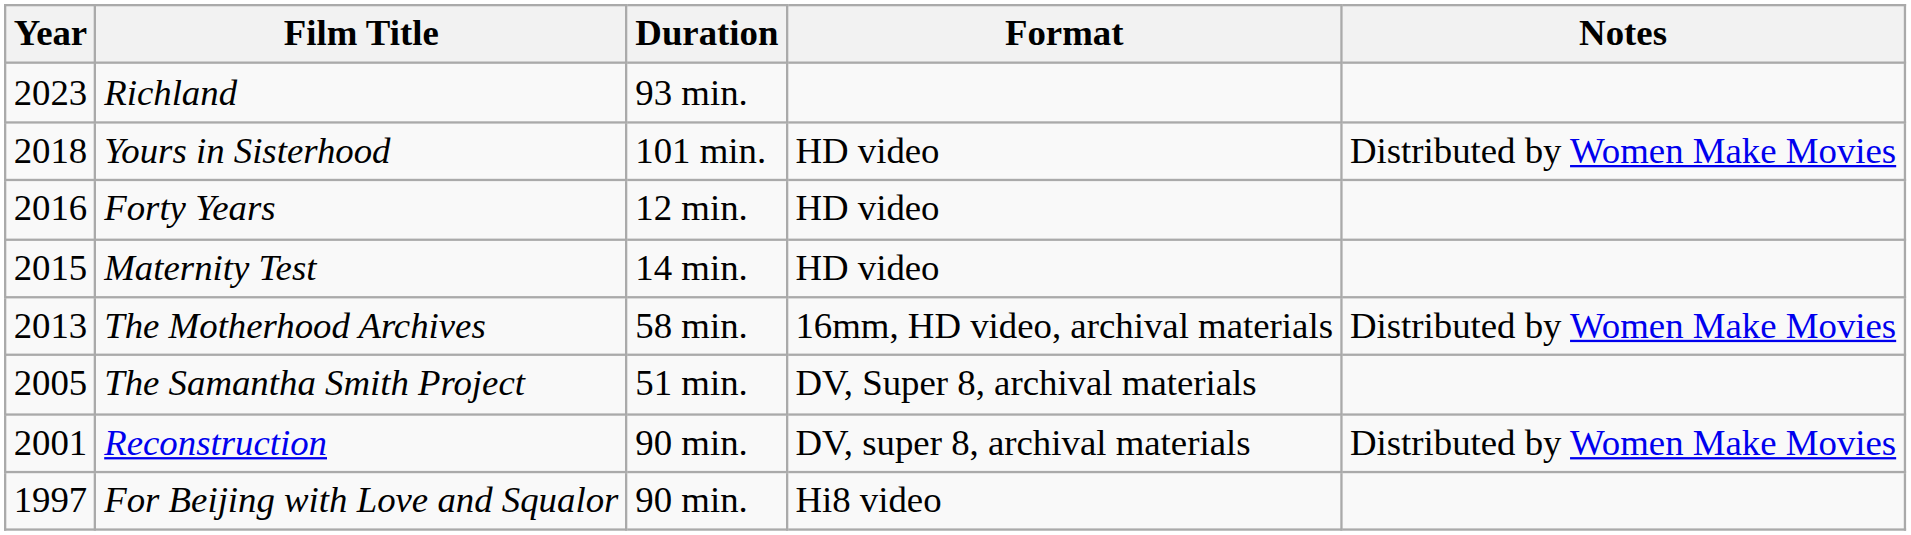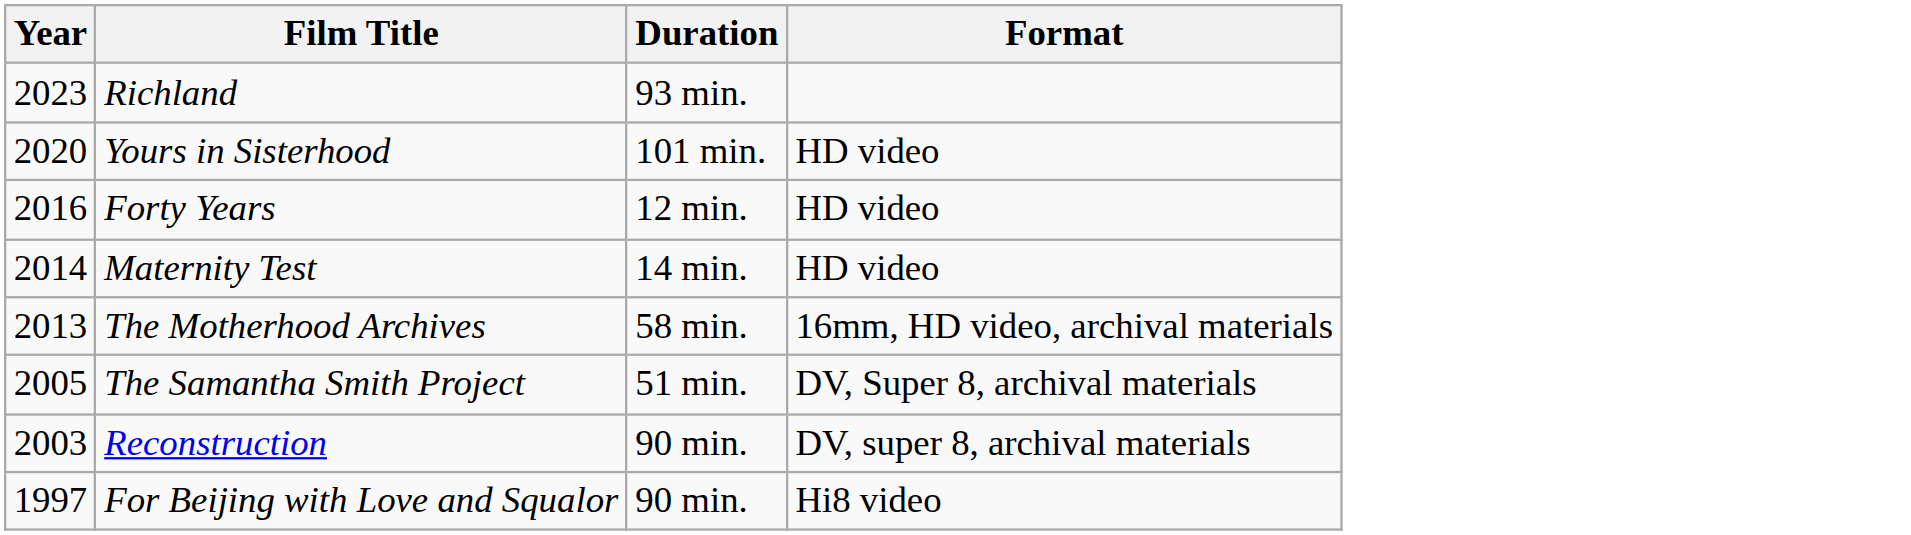- column: (1623, 33)
(50, 150) 2018 -> (50, 150) 2020
(50, 267) 2015 -> (50, 267) 2014
(50, 442) 2001 -> (50, 442) 2003
